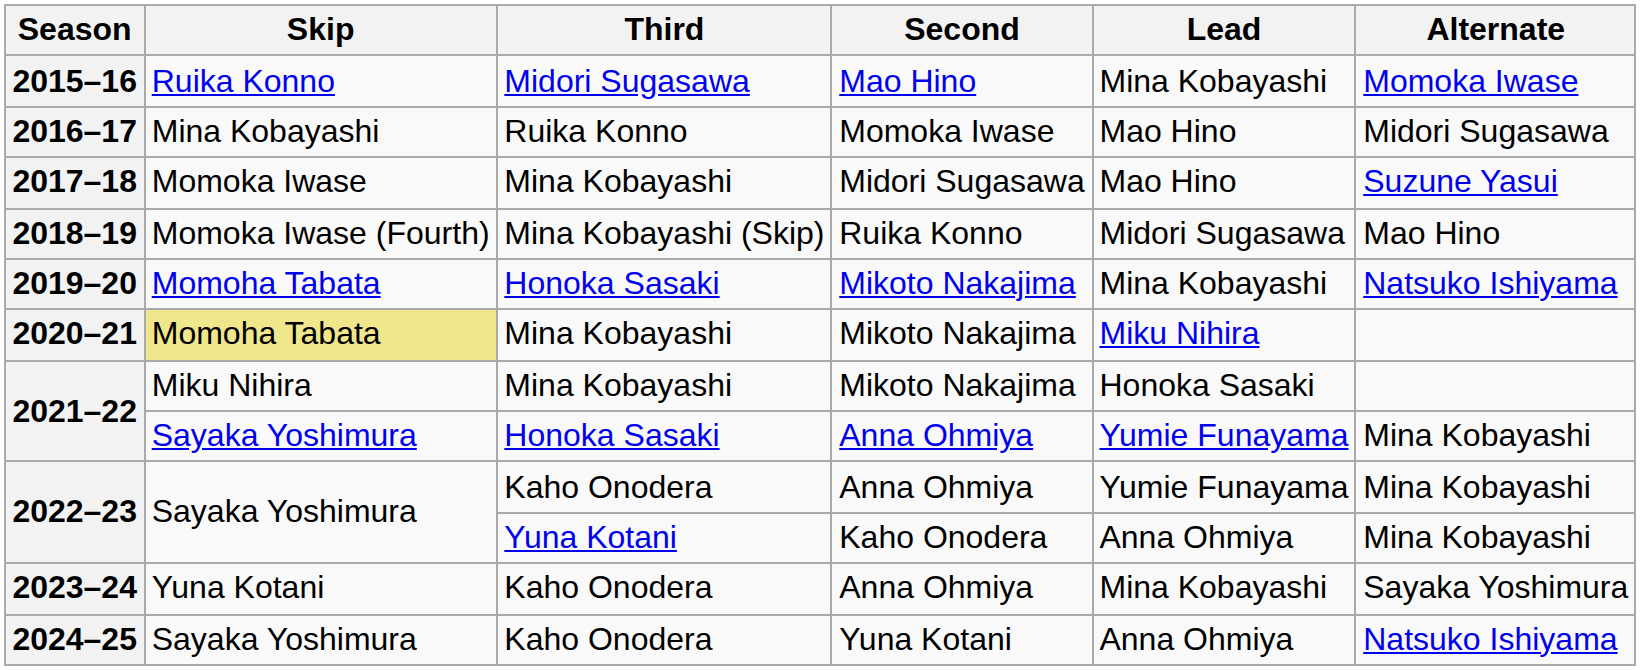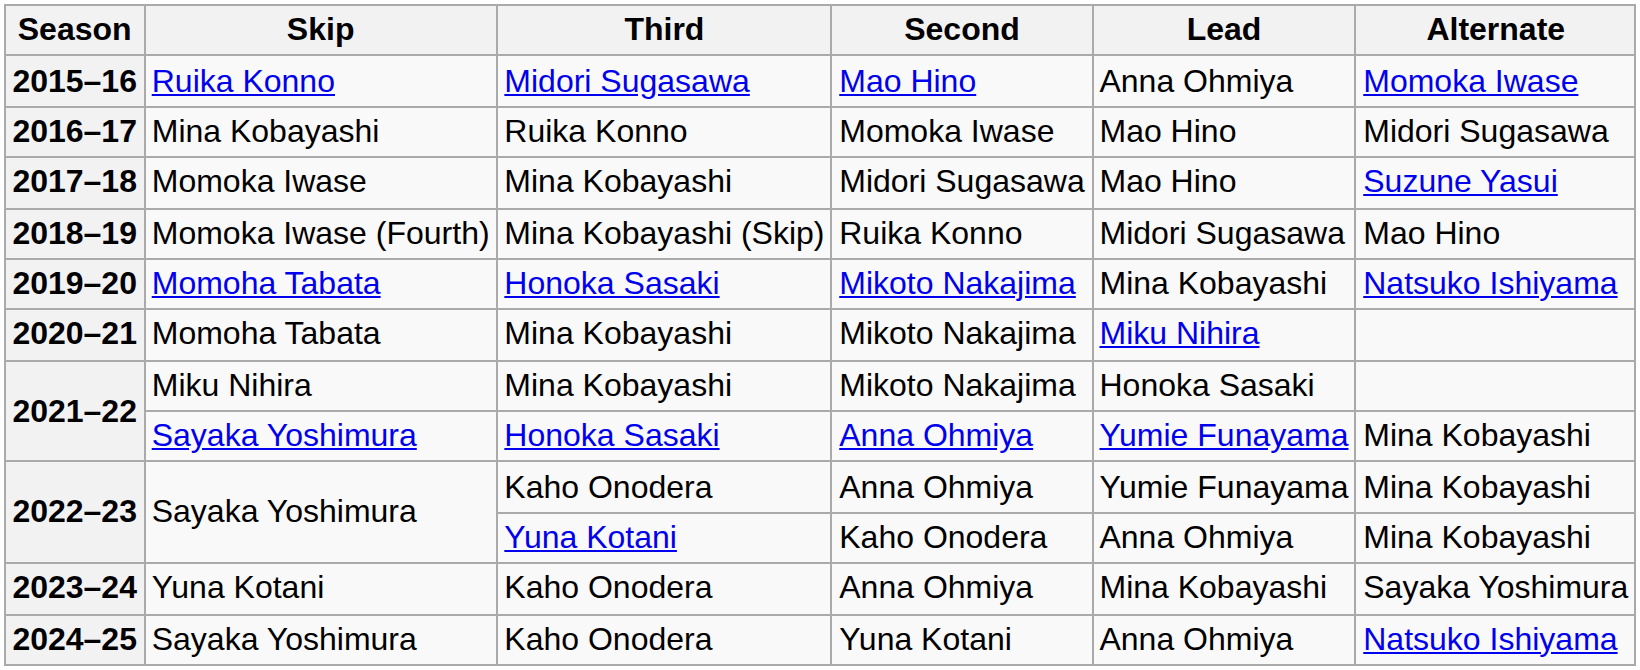(1213, 80) Mina Kobayashi -> (1196, 80) Anna Ohmiya
(266, 334) khaki background -> (266, 334) no background
